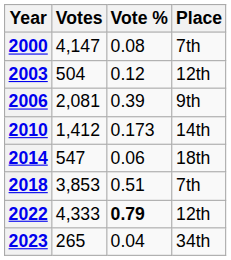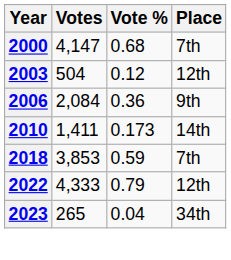(128, 46) 0.08 -> (128, 46) 0.68
(78, 102) 2,081 -> (78, 102) 2,084
(128, 102) 0.39 -> (128, 102) 0.36
(78, 130) 1,412 -> (77, 130) 1,411
- row: (28, 158)
(128, 185) 0.51 -> (128, 158) 0.59
(128, 213) bold -> (128, 185) normal
